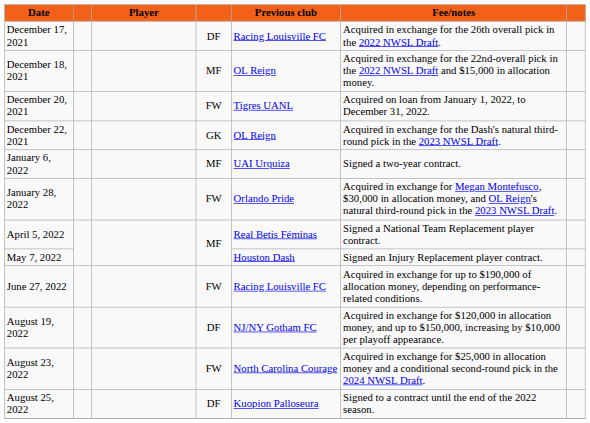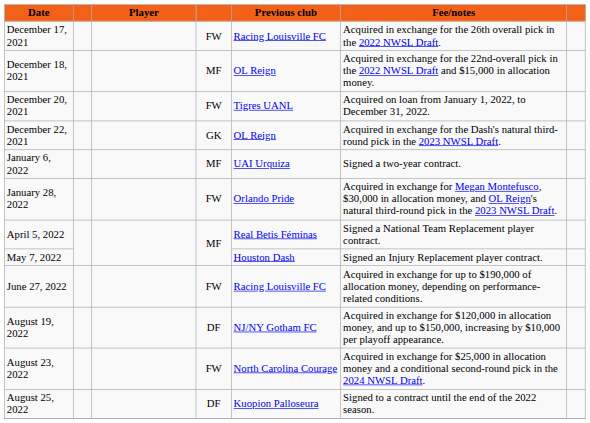(214, 36) DF -> (214, 36) FW
